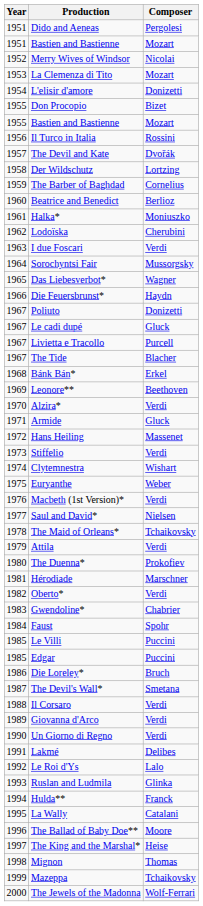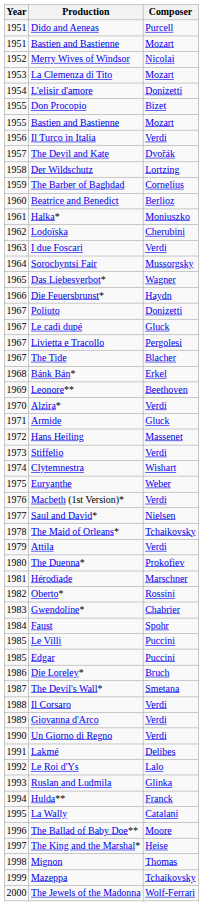(164, 28) Pergolesi -> (159, 28) Purcell
(160, 138) Rossini -> (156, 138) Verdi
(159, 342) Purcell -> (164, 342) Pergolesi
(156, 594) Verdi -> (160, 594) Rossini
